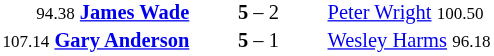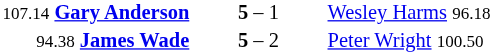rows swapped: (96, 40) <-> (113, 12)
